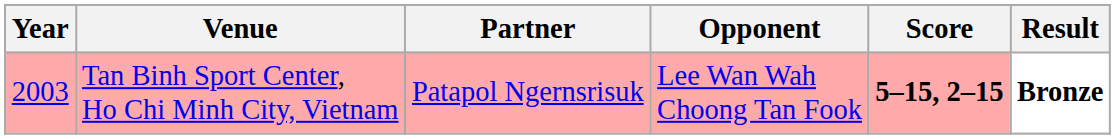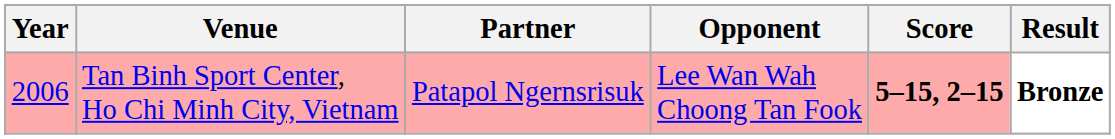(40, 92) 2003 -> (40, 92) 2006
